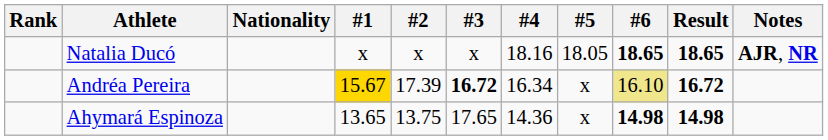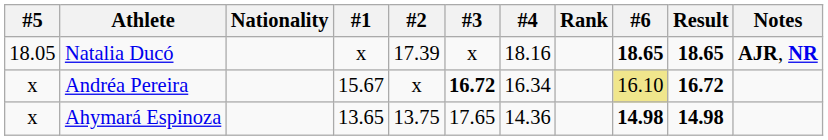columns swapped: (33, 20) <-> (585, 20)
(418, 53) x -> (417, 53) 17.39
(363, 85) gold background -> (361, 85) no background
(418, 85) 17.39 -> (417, 85) x
